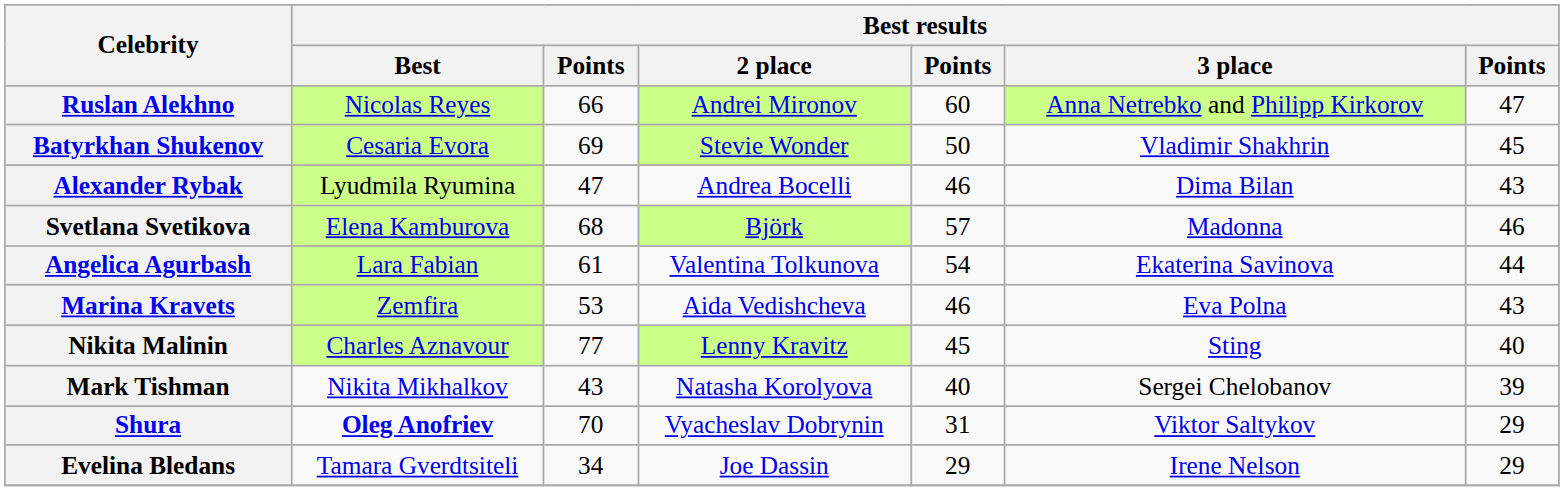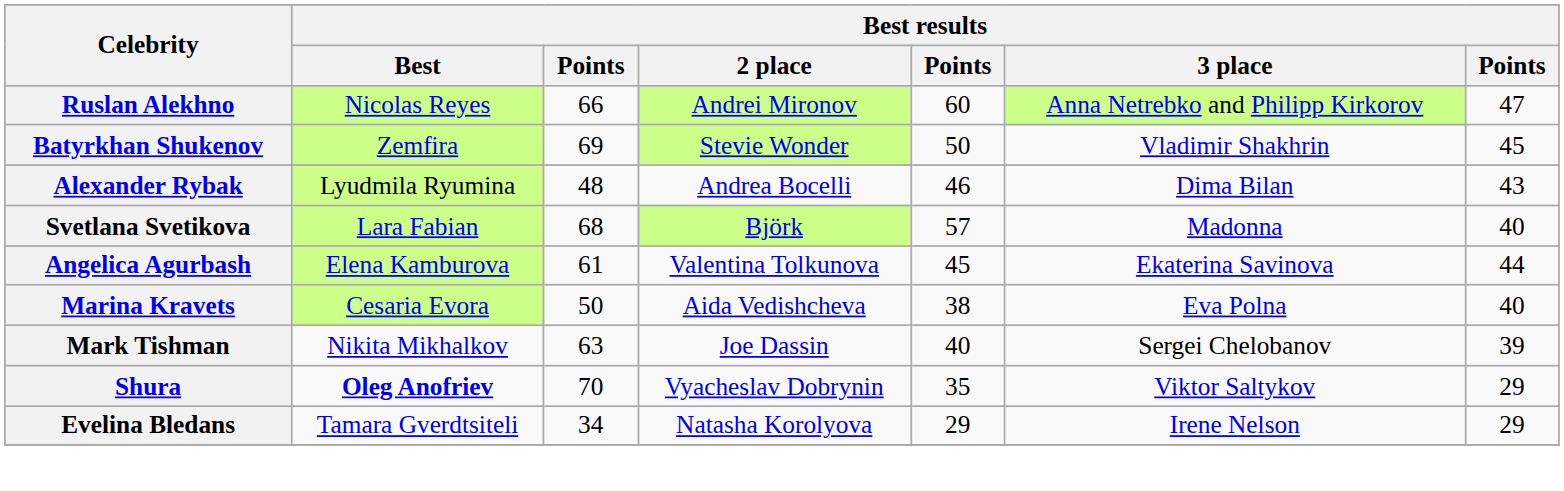(418, 145) Cesaria Evora -> (418, 145) Zemfira
(591, 185) 47 -> (591, 185) 48
(418, 225) Elena Kamburova -> (418, 225) Lara Fabian
(1512, 225) 46 -> (1512, 225) 40
(418, 266) Lara Fabian -> (418, 266) Elena Kamburova
(958, 266) 54 -> (958, 266) 45
(418, 306) Zemfira -> (418, 306) Cesaria Evora
(591, 306) 53 -> (591, 306) 50
(958, 306) 46 -> (958, 306) 38
(1512, 306) 43 -> (1512, 306) 40
- row: (148, 346)
(591, 386) 43 -> (591, 346) 63
(774, 386) Natasha Korolyova -> (774, 346) Joe Dassin
(958, 426) 31 -> (958, 386) 35
(774, 466) Joe Dassin -> (774, 426) Natasha Korolyova
